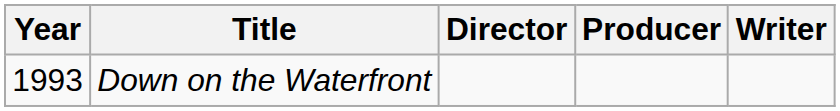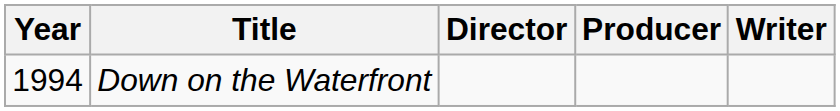(48, 79) 1993 -> (48, 79) 1994
